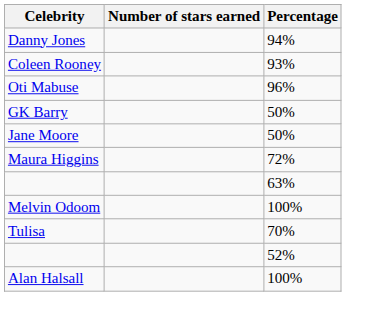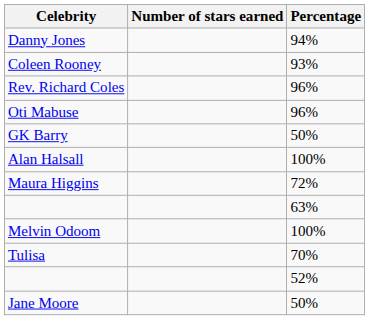+ row: (66, 87)
rows swapped: (46, 278) <-> (43, 135)
